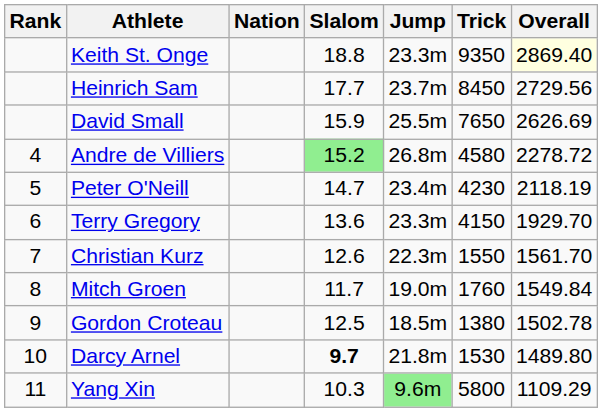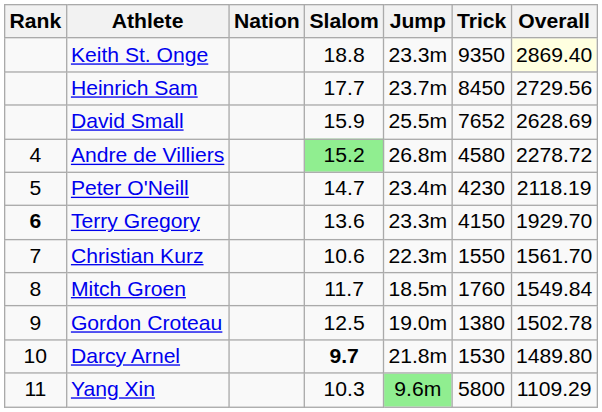(482, 121) 7650 -> (482, 121) 7652
(554, 121) 2626.69 -> (554, 121) 2628.69
(35, 222) normal -> (35, 222) bold
(344, 255) 12.6 -> (344, 255) 10.6
(418, 289) 19.0m -> (418, 289) 18.5m
(418, 322) 18.5m -> (418, 322) 19.0m
